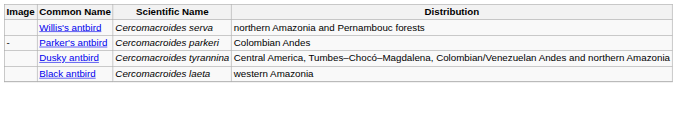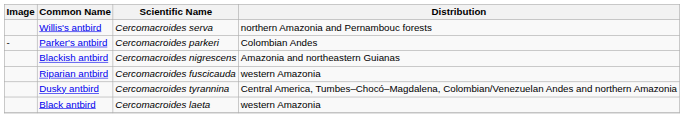+ row: (74, 58)
+ row: (74, 74)
